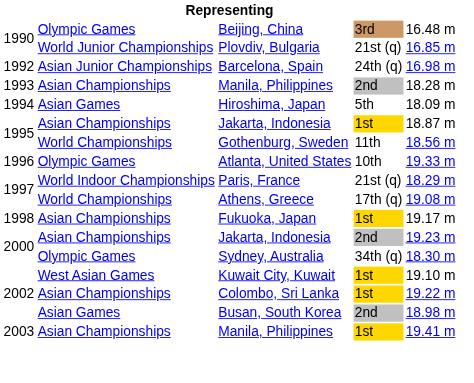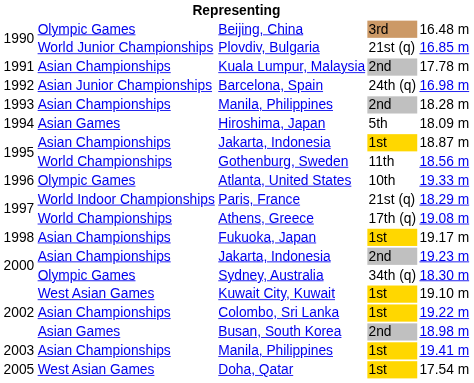+ row: (19, 67)
+ row: (19, 369)
